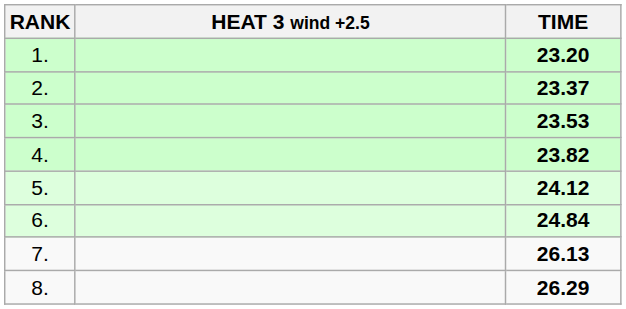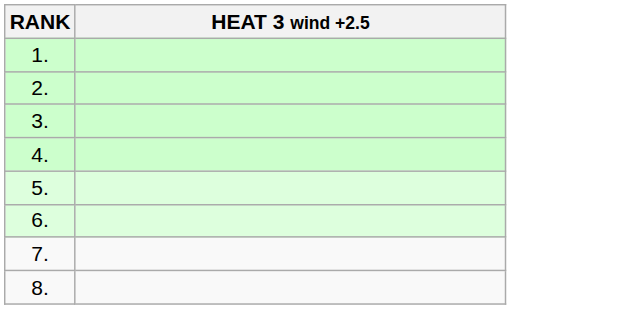- column: (563, 22)
